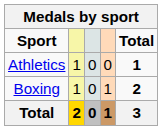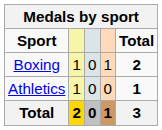rows swapped: (37, 65) <-> (37, 89)
